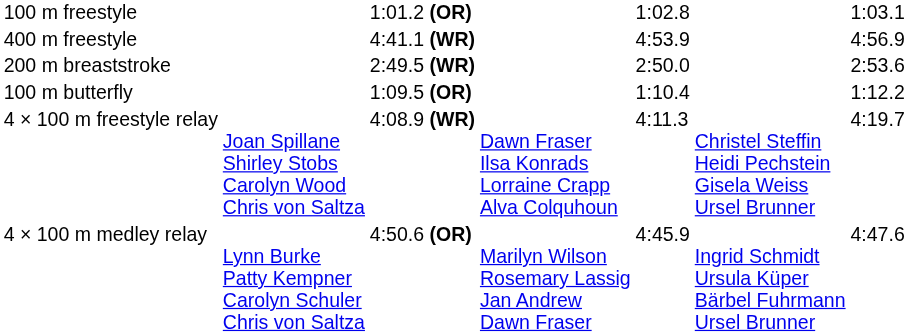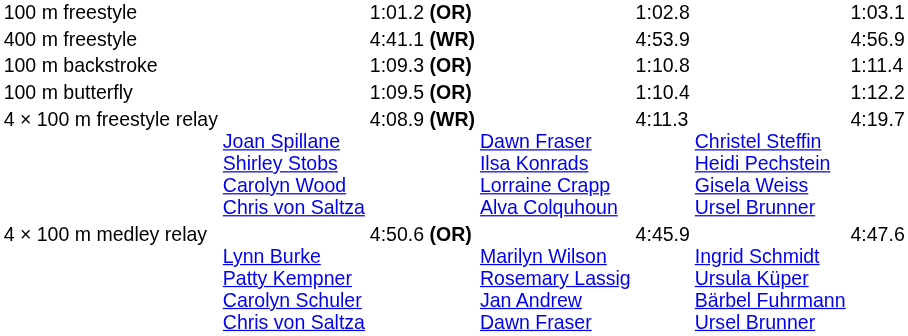+ row: (81, 66)
- row: (87, 66)
